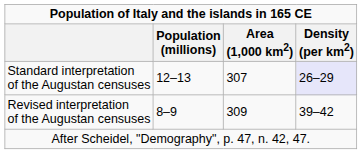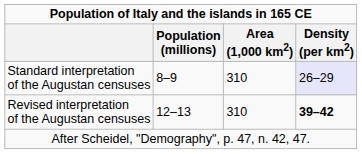(174, 78) 12–13 -> (167, 78) 8–9
(237, 78) 307 -> (237, 78) 310
(167, 112) 8–9 -> (174, 112) 12–13
(237, 112) 309 -> (237, 112) 310
(316, 112) normal -> (316, 112) bold
